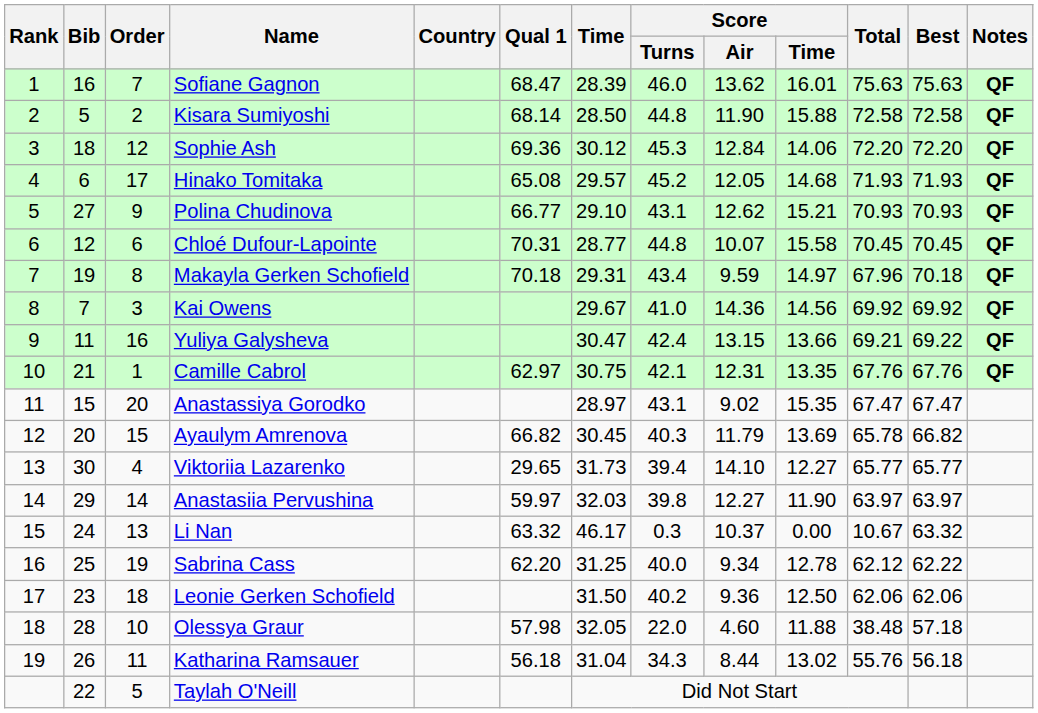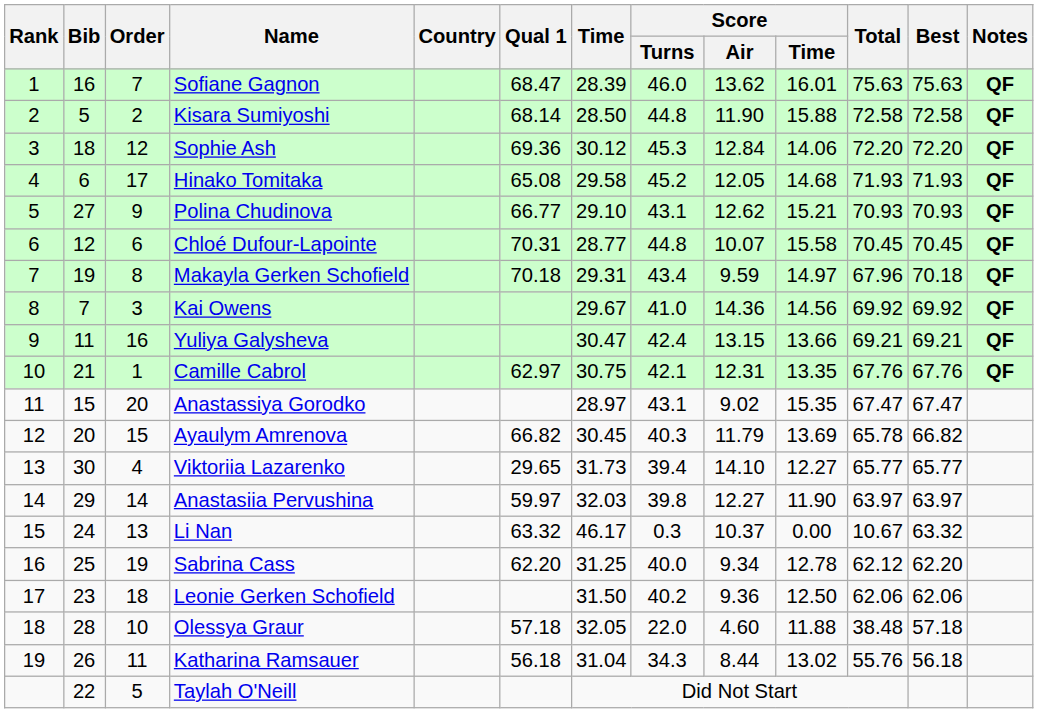(601, 180) 29.57 -> (601, 180) 29.58
(938, 340) 69.22 -> (938, 340) 69.21
(938, 564) 62.22 -> (938, 564) 62.20
(536, 627) 57.98 -> (536, 627) 57.18
